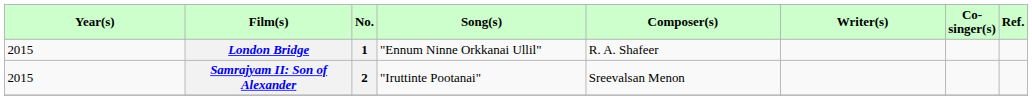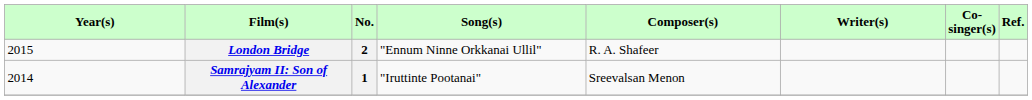(365, 49) 1 -> (365, 49) 2
(20, 77) 2015 -> (20, 77) 2014
(365, 77) 2 -> (365, 77) 1
